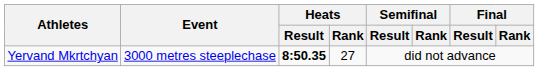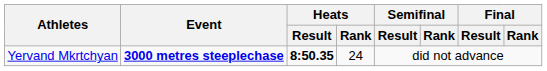(200, 56) normal -> (204, 56) bold
(348, 56) 27 -> (356, 56) 24
